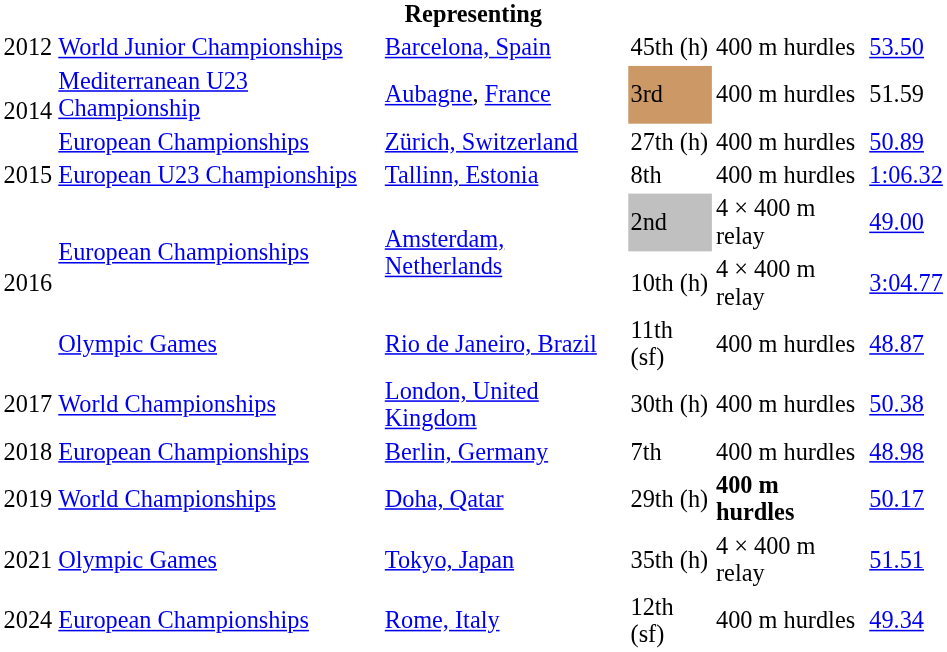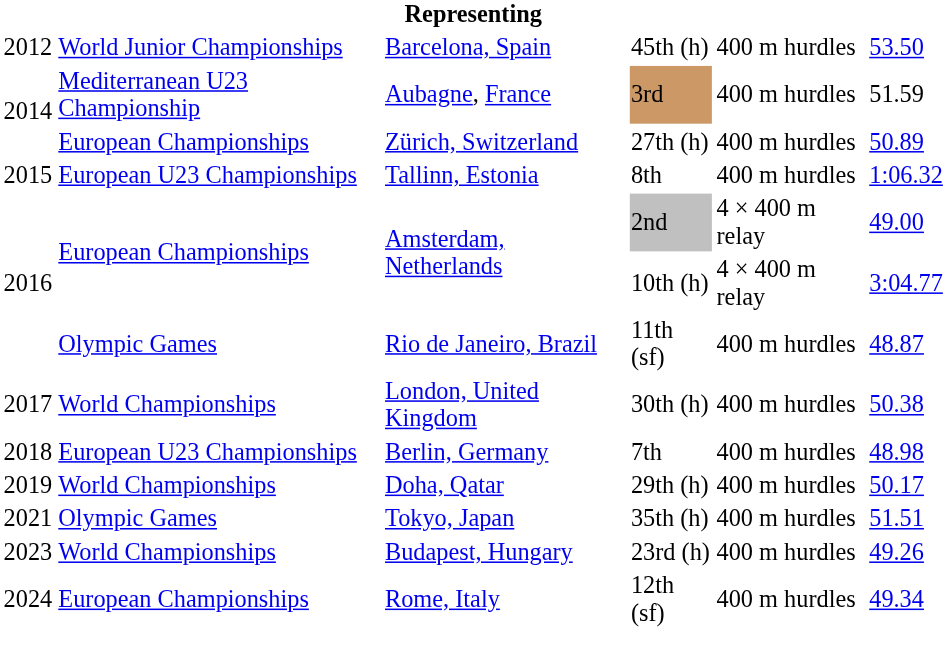(184, 451) European Championships -> (208, 451) European U23 Championships
(755, 498) bold -> (786, 485) normal
(766, 559) 4 × 400 m relay -> (786, 518) 400 m hurdles
+ row: (670, 552)
